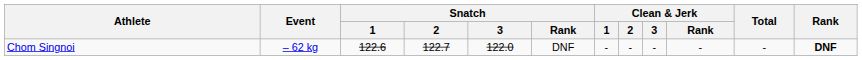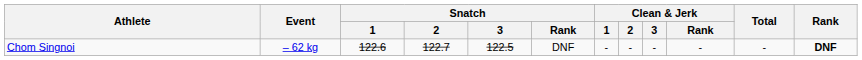(500, 47) 122.0 -> (500, 47) 122.5
